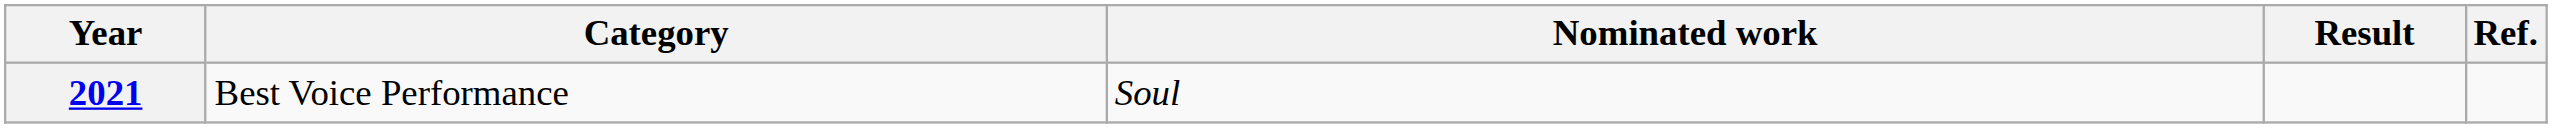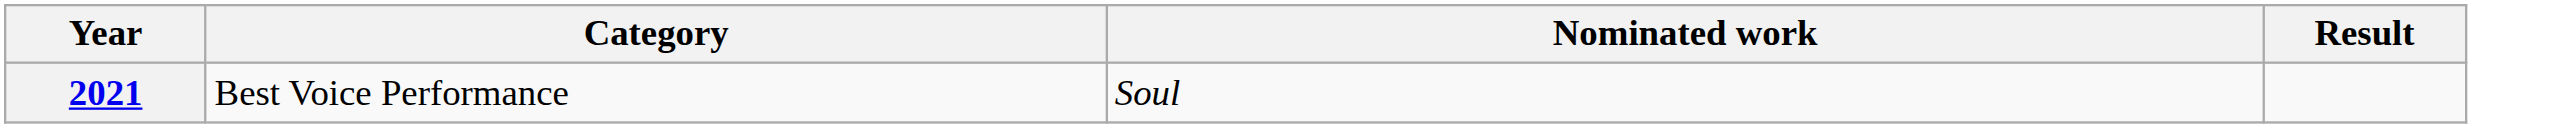- column: (2506, 33)
